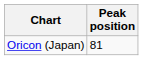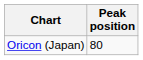(96, 45) 81 -> (96, 45) 80
